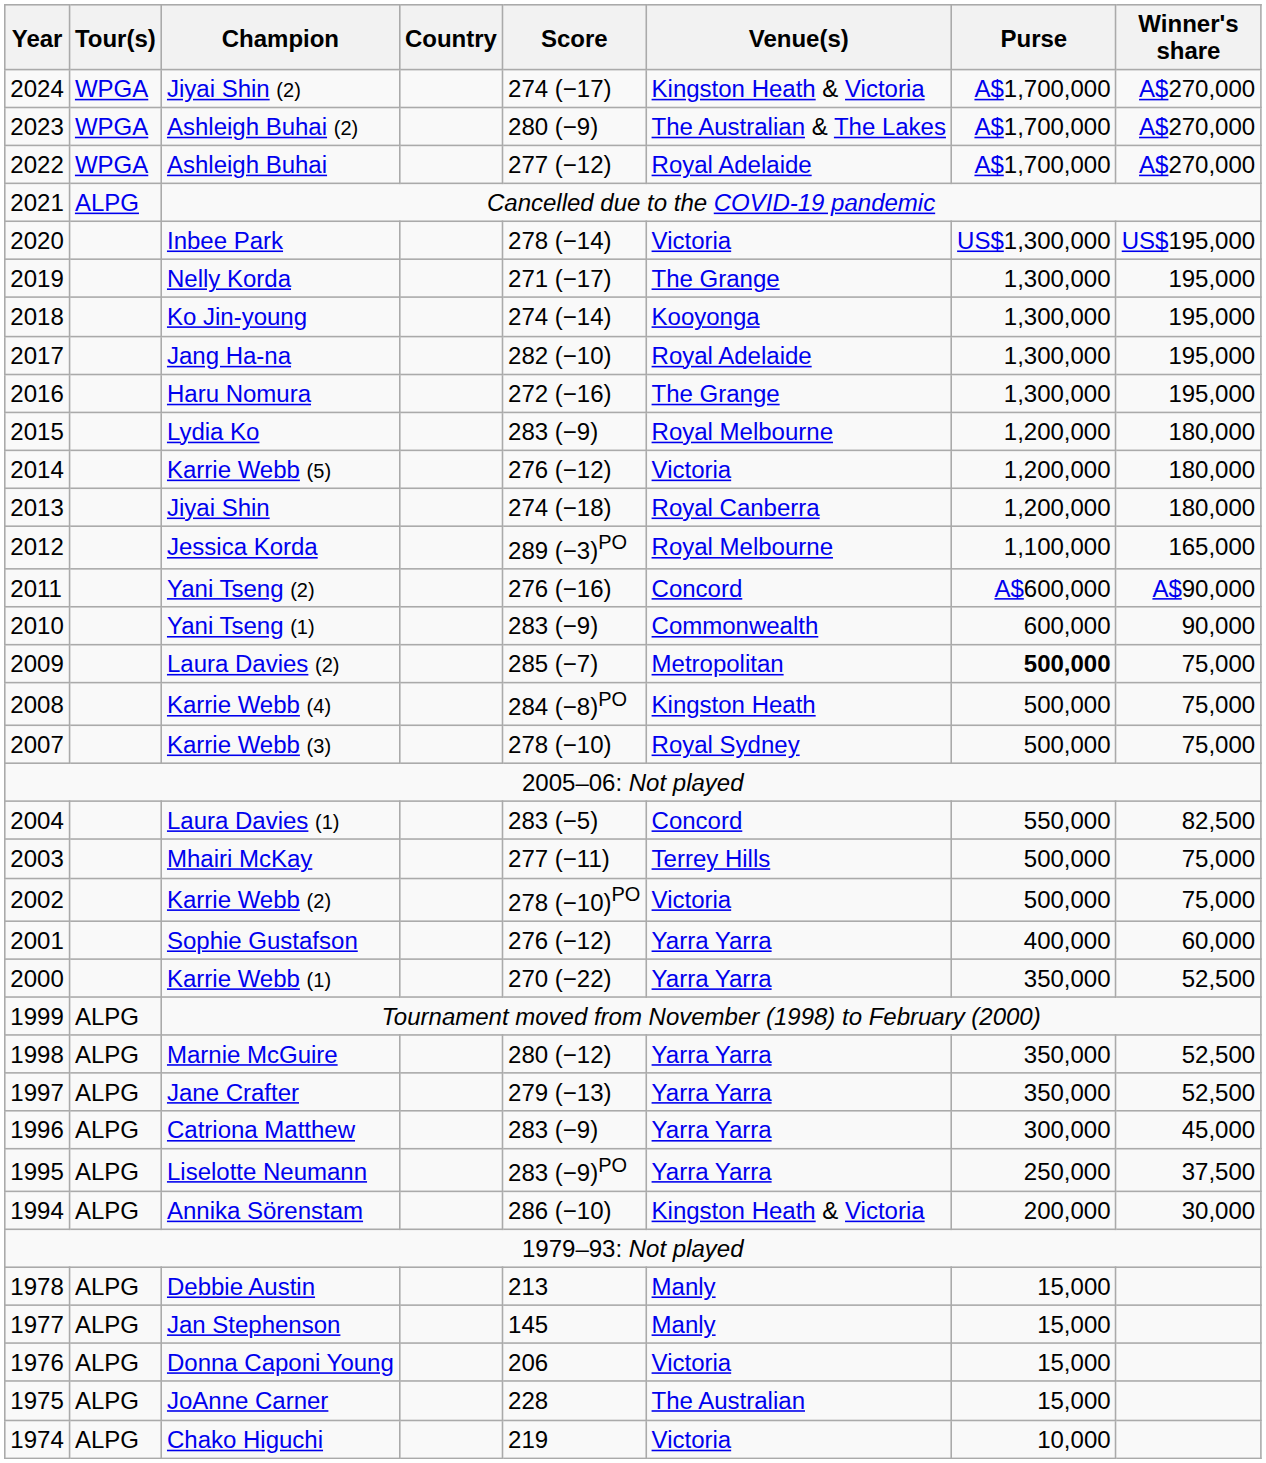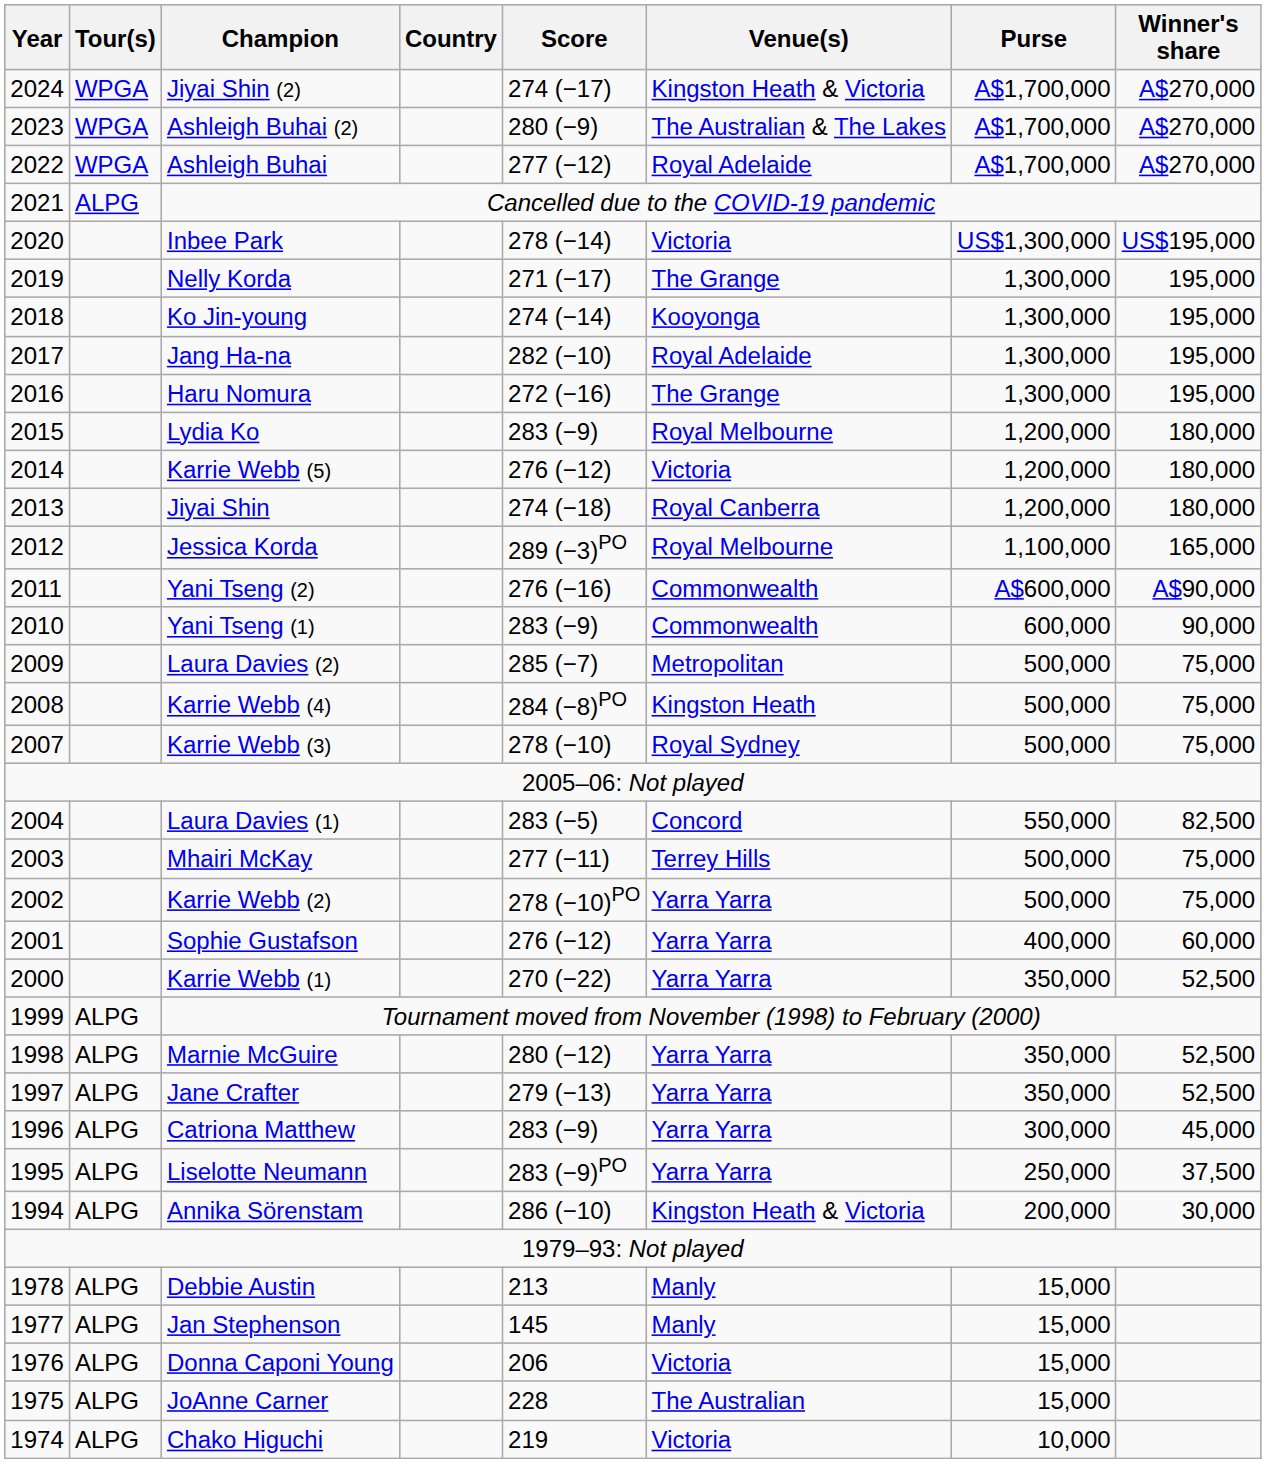(697, 588) Concord -> (735, 588) Commonwealth
(1067, 664) bold -> (1067, 664) normal
(691, 899) Victoria -> (712, 899) Yarra Yarra
